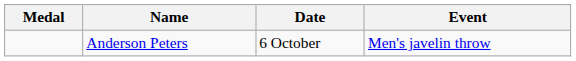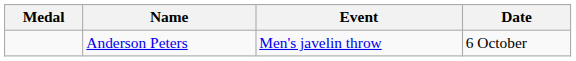columns swapped: (468, 17) <-> (310, 17)
